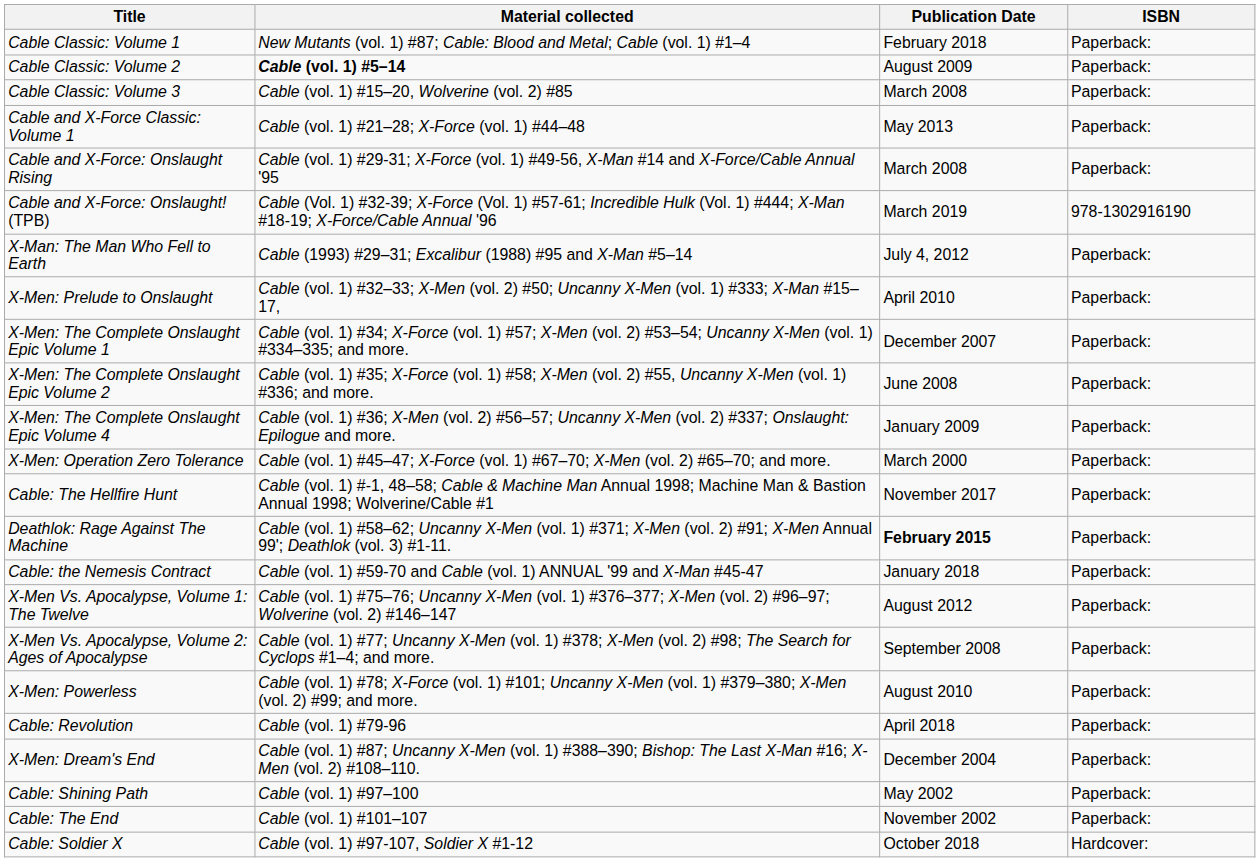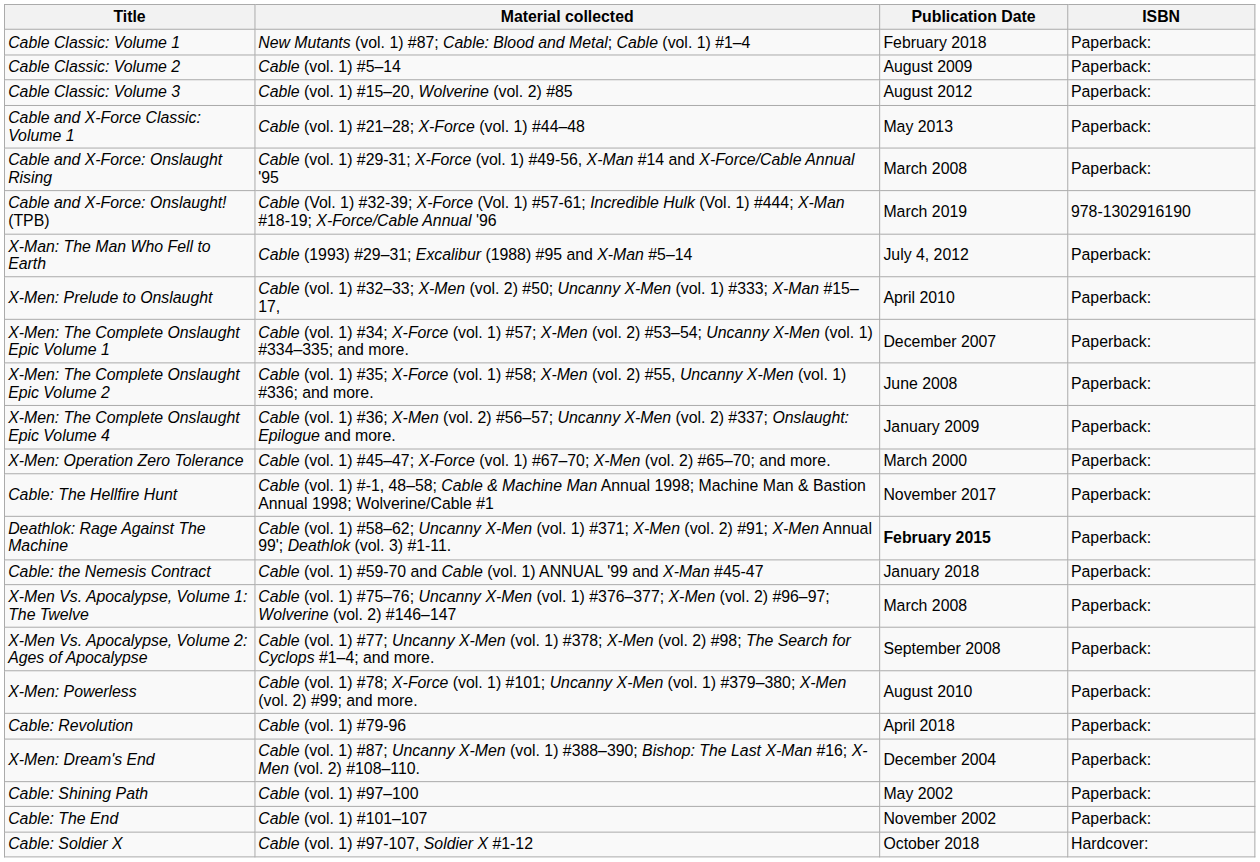(332, 67) bold -> (330, 67) normal
(925, 92) March 2008 -> (928, 92) August 2012
(928, 606) August 2012 -> (925, 606) March 2008
